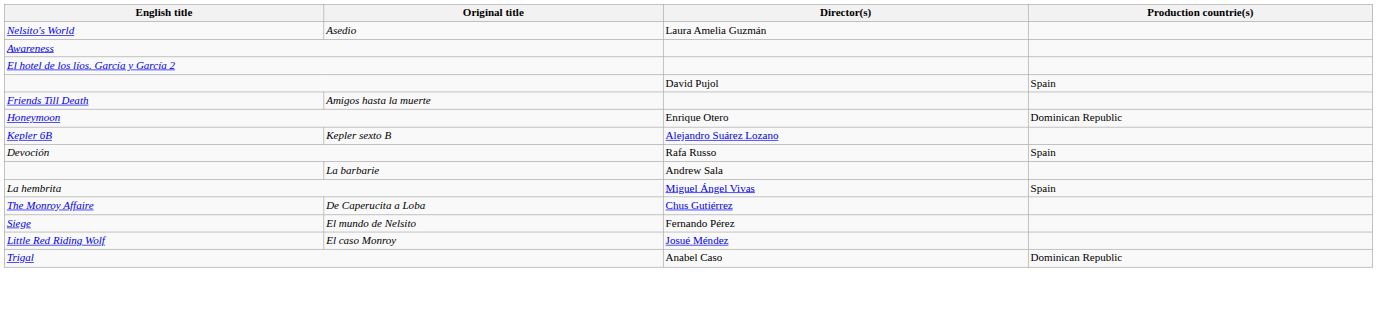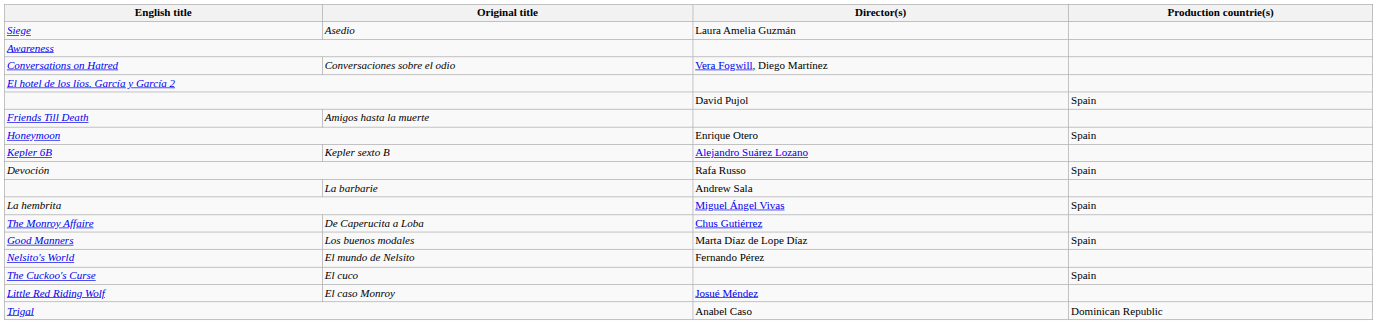(41, 30) Nelsito's World -> (19, 30) Siege
+ row: (390, 65)
(1076, 118) Dominican Republic -> (1084, 135) Spain
+ row: (369, 240)
(19, 223) Siege -> (41, 258) Nelsito's World
+ row: (341, 275)
